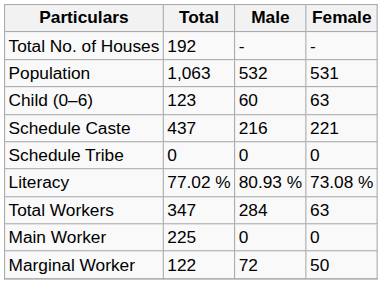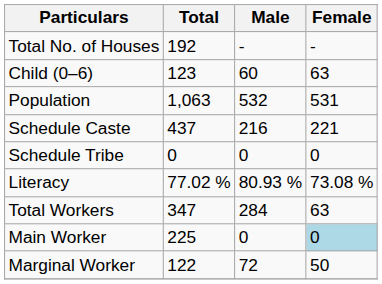rows swapped: (49, 73) <-> (51, 100)
(315, 237) no background -> (315, 237) lightblue background
